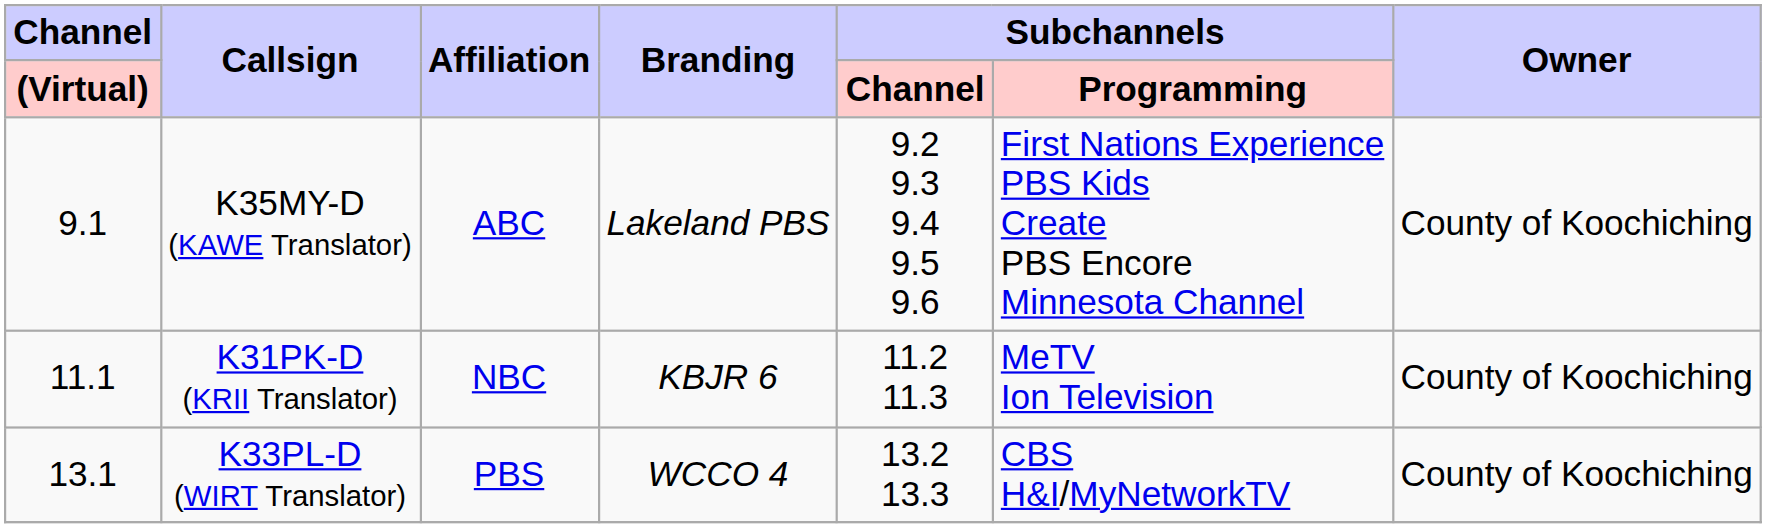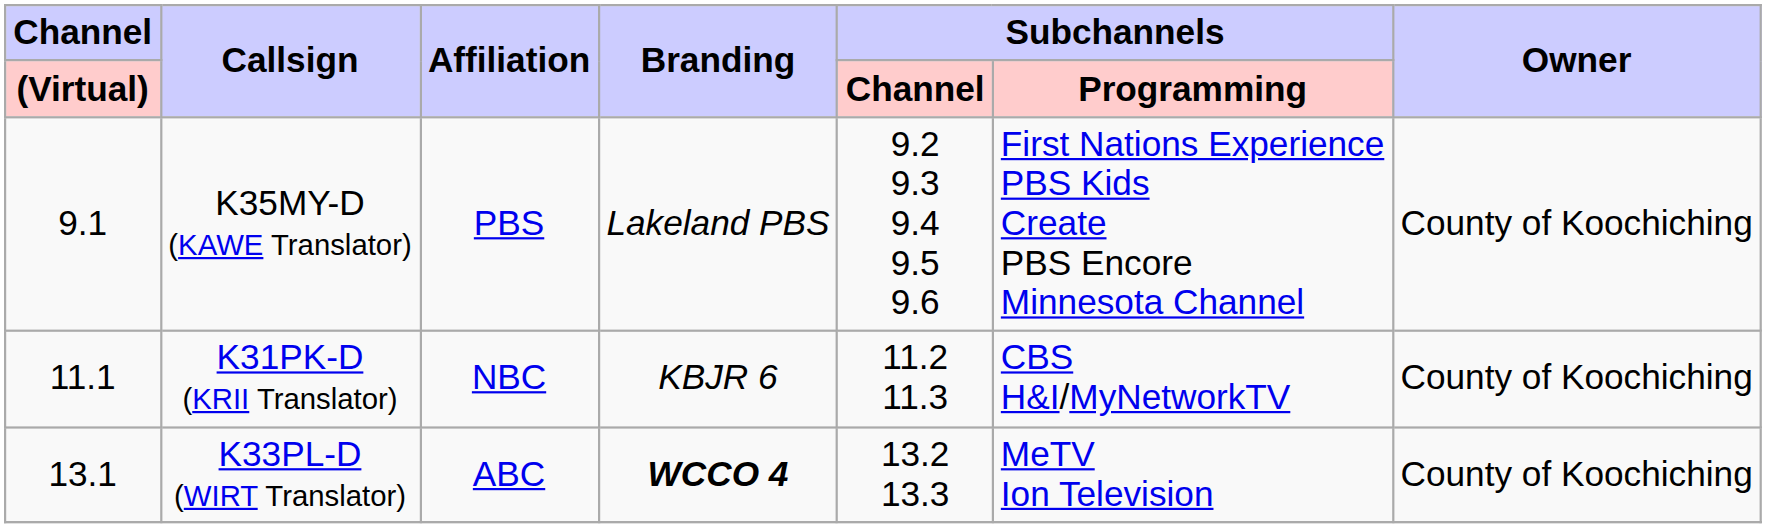(509, 223) ABC -> (509, 223) PBS
(1107, 378) MeTV Ion Television -> (1146, 378) CBS H&I/MyNetworkTV
(509, 473) PBS -> (509, 473) ABC
(718, 473) normal -> (718, 473) bold
(1146, 473) CBS H&I/MyNetworkTV -> (1107, 473) MeTV Ion Television
